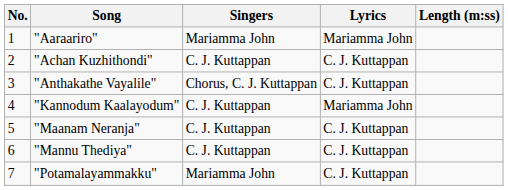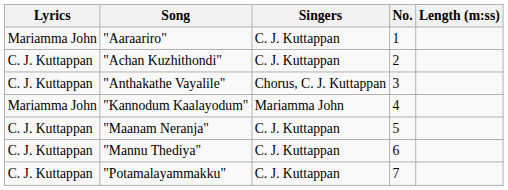columns swapped: (18, 15) <-> (368, 15)
(230, 38) Mariamma John -> (297, 38) C. J. Kuttappan
(228, 106) C. J. Kuttappan -> (299, 106) Mariamma John
(230, 173) Mariamma John -> (297, 173) C. J. Kuttappan
